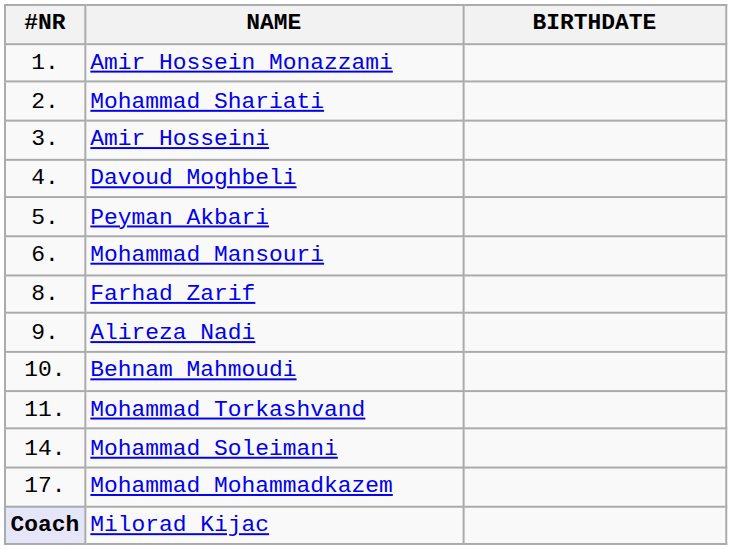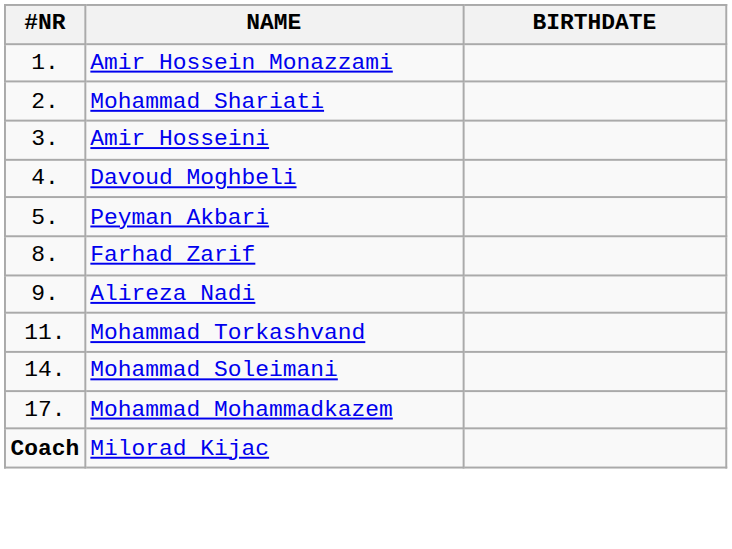- row: (207, 255)
- row: (193, 371)
(45, 525) lavender background -> (45, 448) no background
